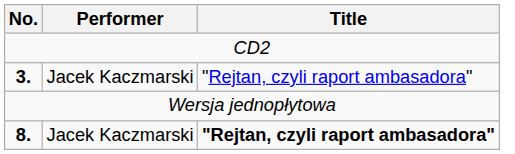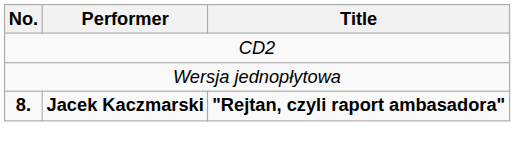- row: (23, 76)
(120, 134) normal -> (125, 105) bold
